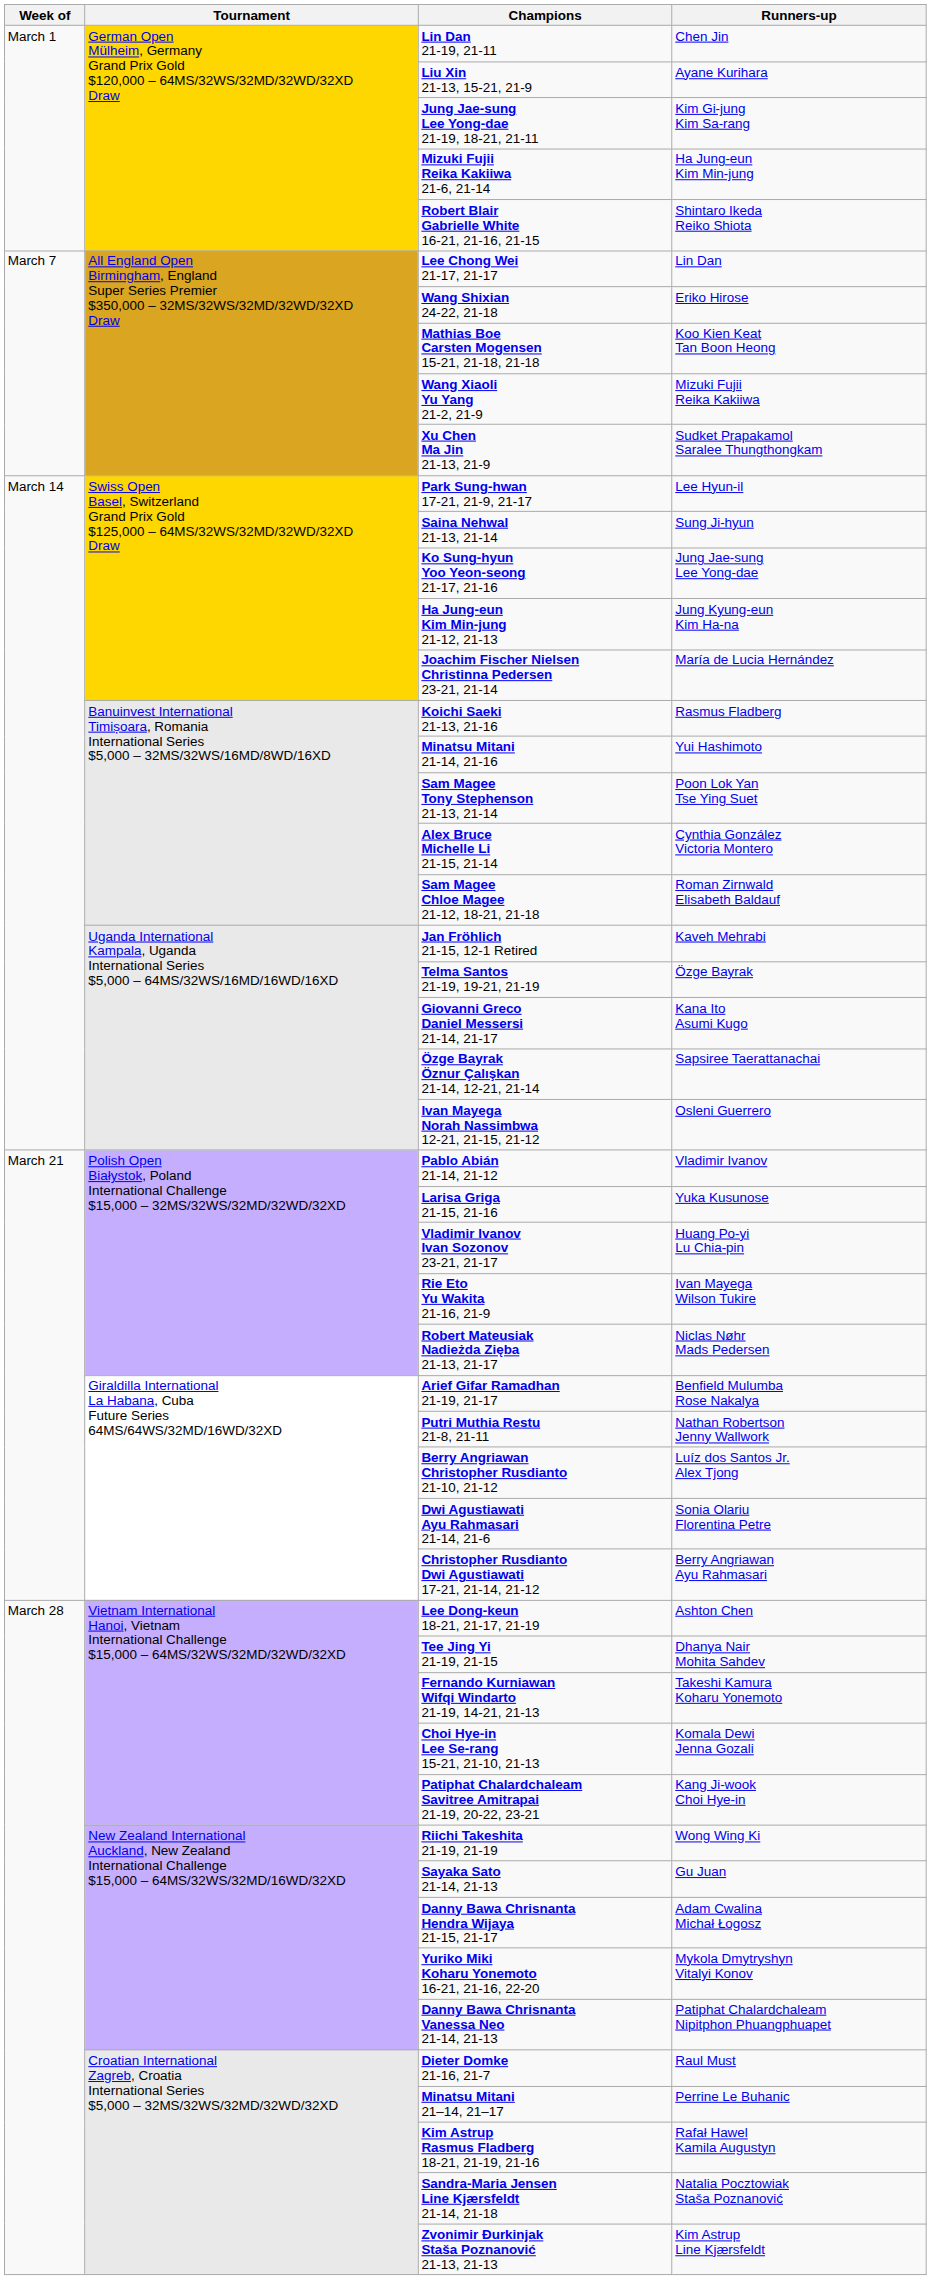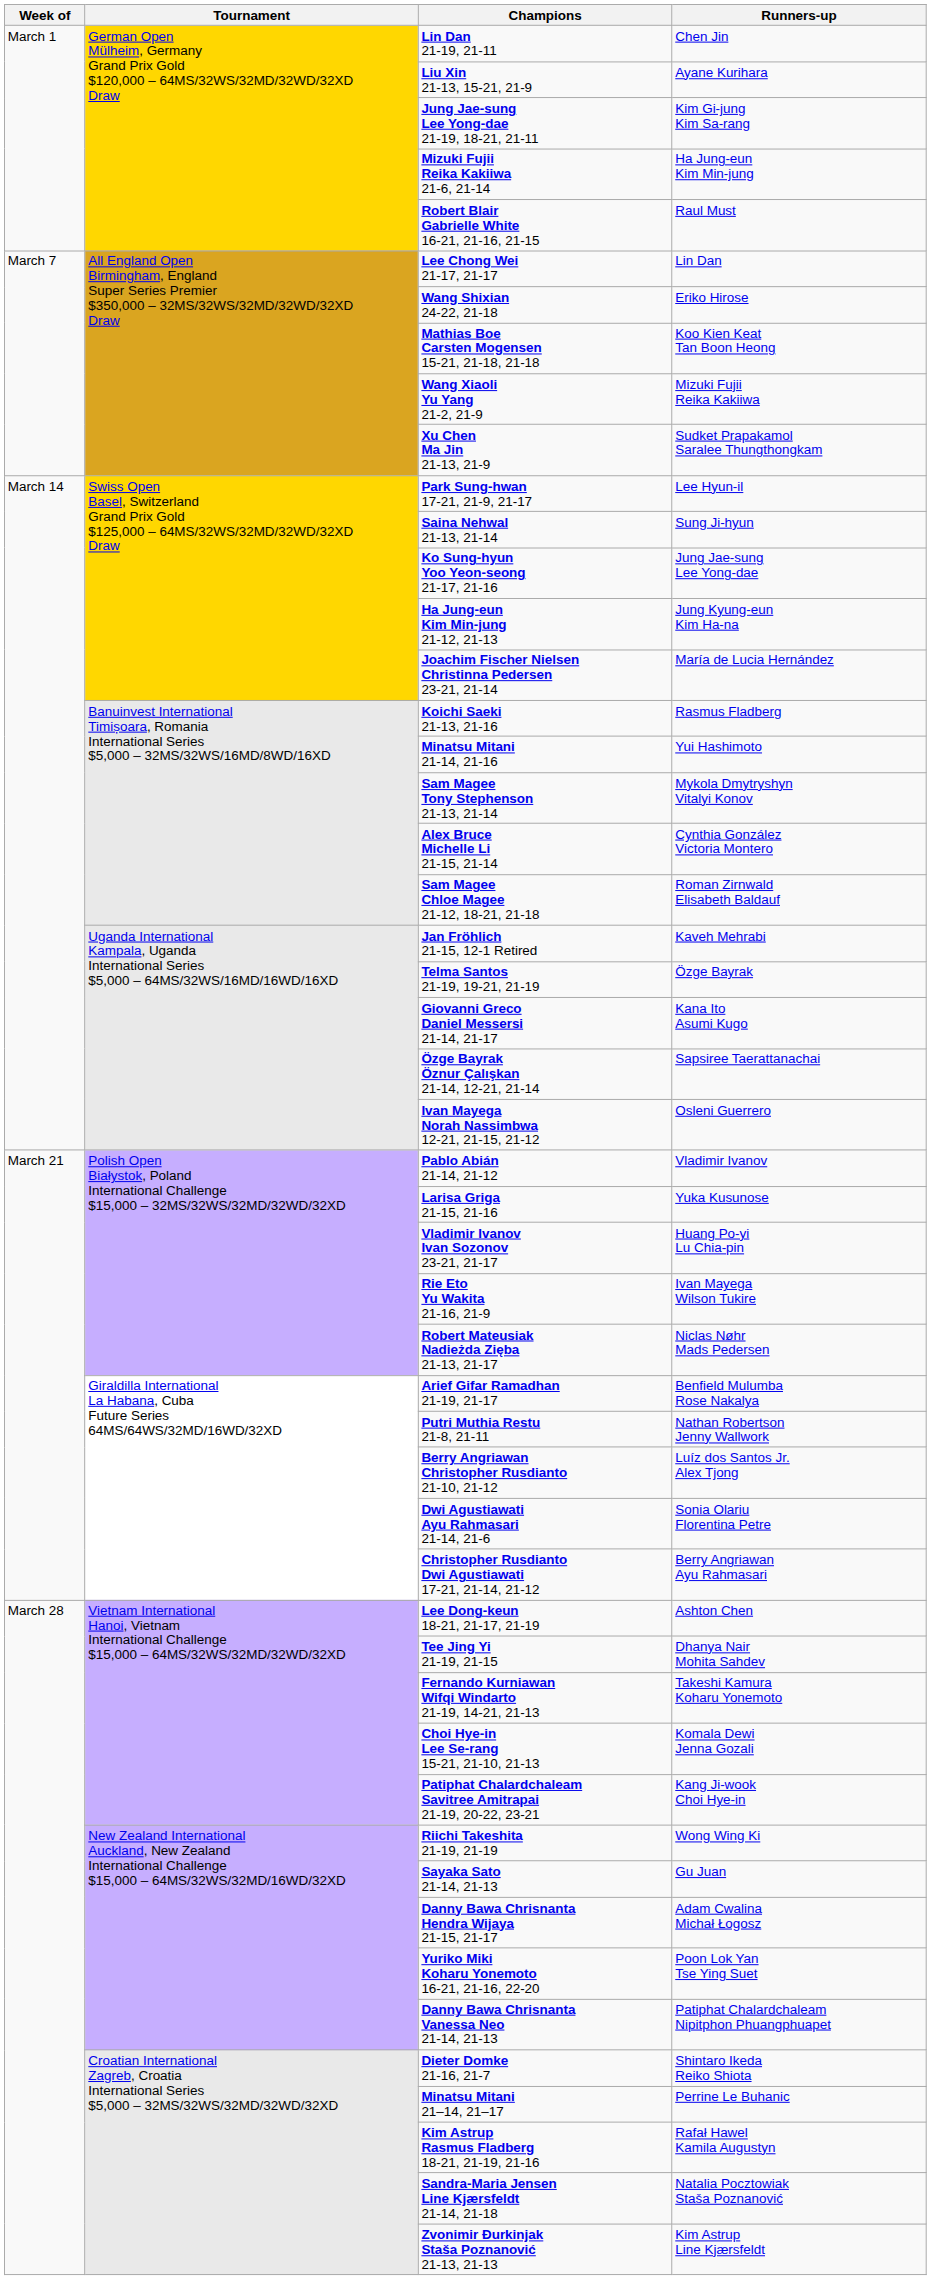(719, 217) Shintaro Ikeda Reiko Shiota -> (706, 210) Raul Must
(717, 790) Poon Lok Yan Tse Ying Suet -> (734, 790) Mykola Dmytryshyn Vitalyi Konov
(734, 1966) Mykola Dmytryshyn Vitalyi Konov -> (717, 1966) Poon Lok Yan Tse Ying Suet
(706, 2060) Raul Must -> (719, 2068) Shintaro Ikeda Reiko Shiota
